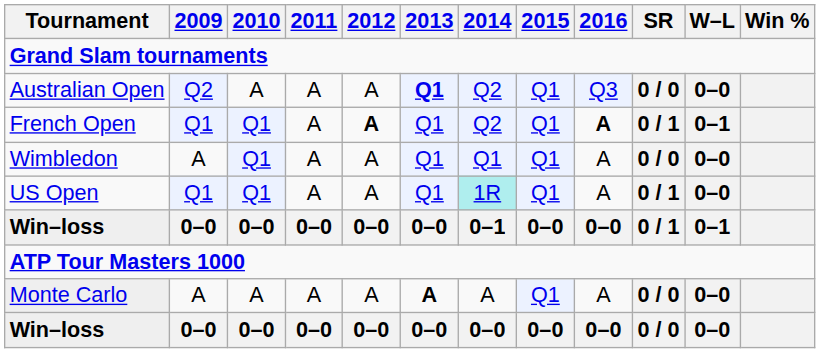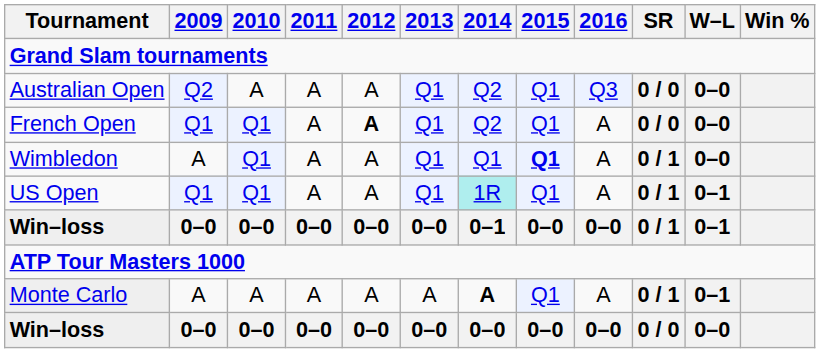(429, 90) bold -> (429, 90) normal
(603, 124) bold -> (603, 124) normal
(658, 124) 0 / 1 -> (658, 124) 0 / 0
(712, 124) 0–1 -> (712, 124) 0–0
(545, 158) normal -> (545, 158) bold
(658, 158) 0 / 0 -> (658, 158) 0 / 1
(712, 192) 0–0 -> (712, 192) 0–1
(429, 295) bold -> (429, 295) normal
(487, 295) normal -> (487, 295) bold
(658, 295) 0 / 0 -> (658, 295) 0 / 1
(712, 295) 0–0 -> (712, 295) 0–1
